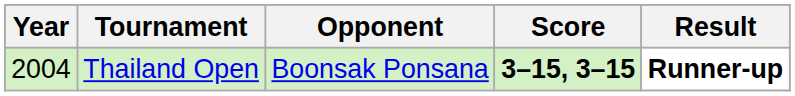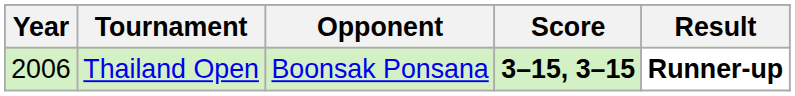(41, 69) 2004 -> (41, 69) 2006
